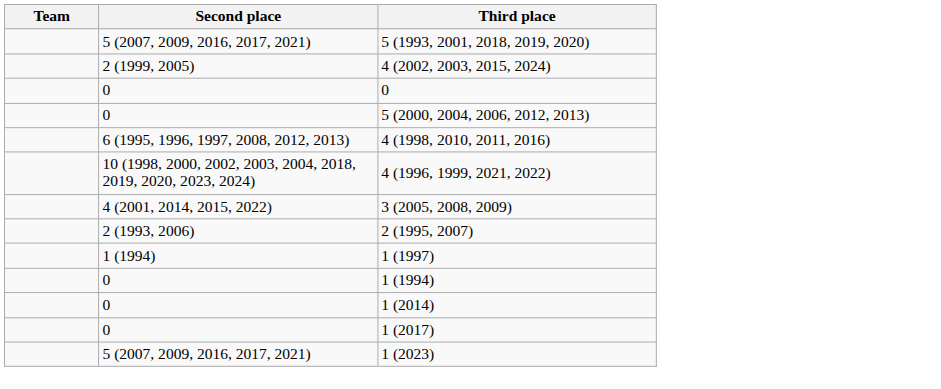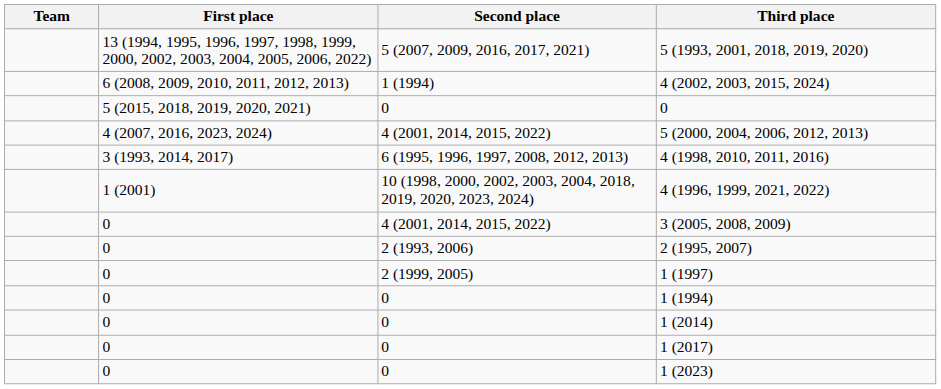+ column: (238, 16)
(148, 66) 2 (1999, 2005) -> (408, 83) 1 (1994)
(106, 115) 0 -> (466, 132) 4 (2001, 2014, 2015, 2022)
(129, 255) 1 (1994) -> (427, 273) 2 (1999, 2005)
(207, 354) 5 (2007, 2009, 2016, 2017, 2021) -> (385, 371) 0
